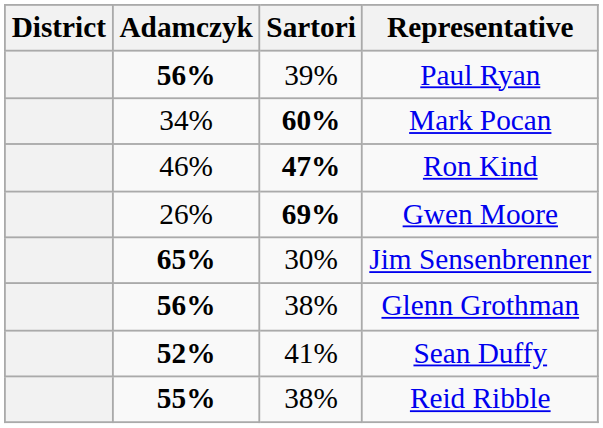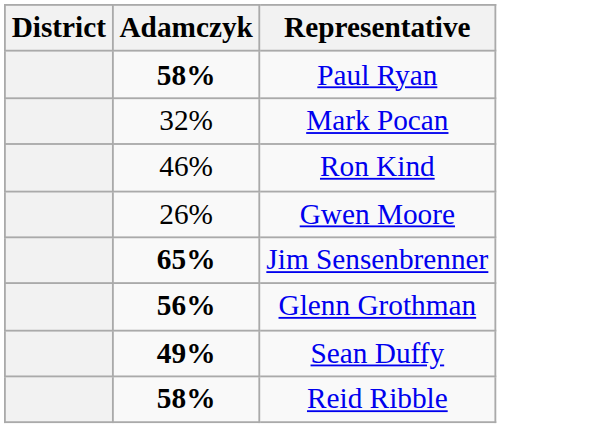- column: (311, 27)
(186, 74) 56% -> (186, 74) 58%
(186, 120) 34% -> (186, 120) 32%
(186, 352) 52% -> (186, 352) 49%
(186, 399) 55% -> (186, 399) 58%
